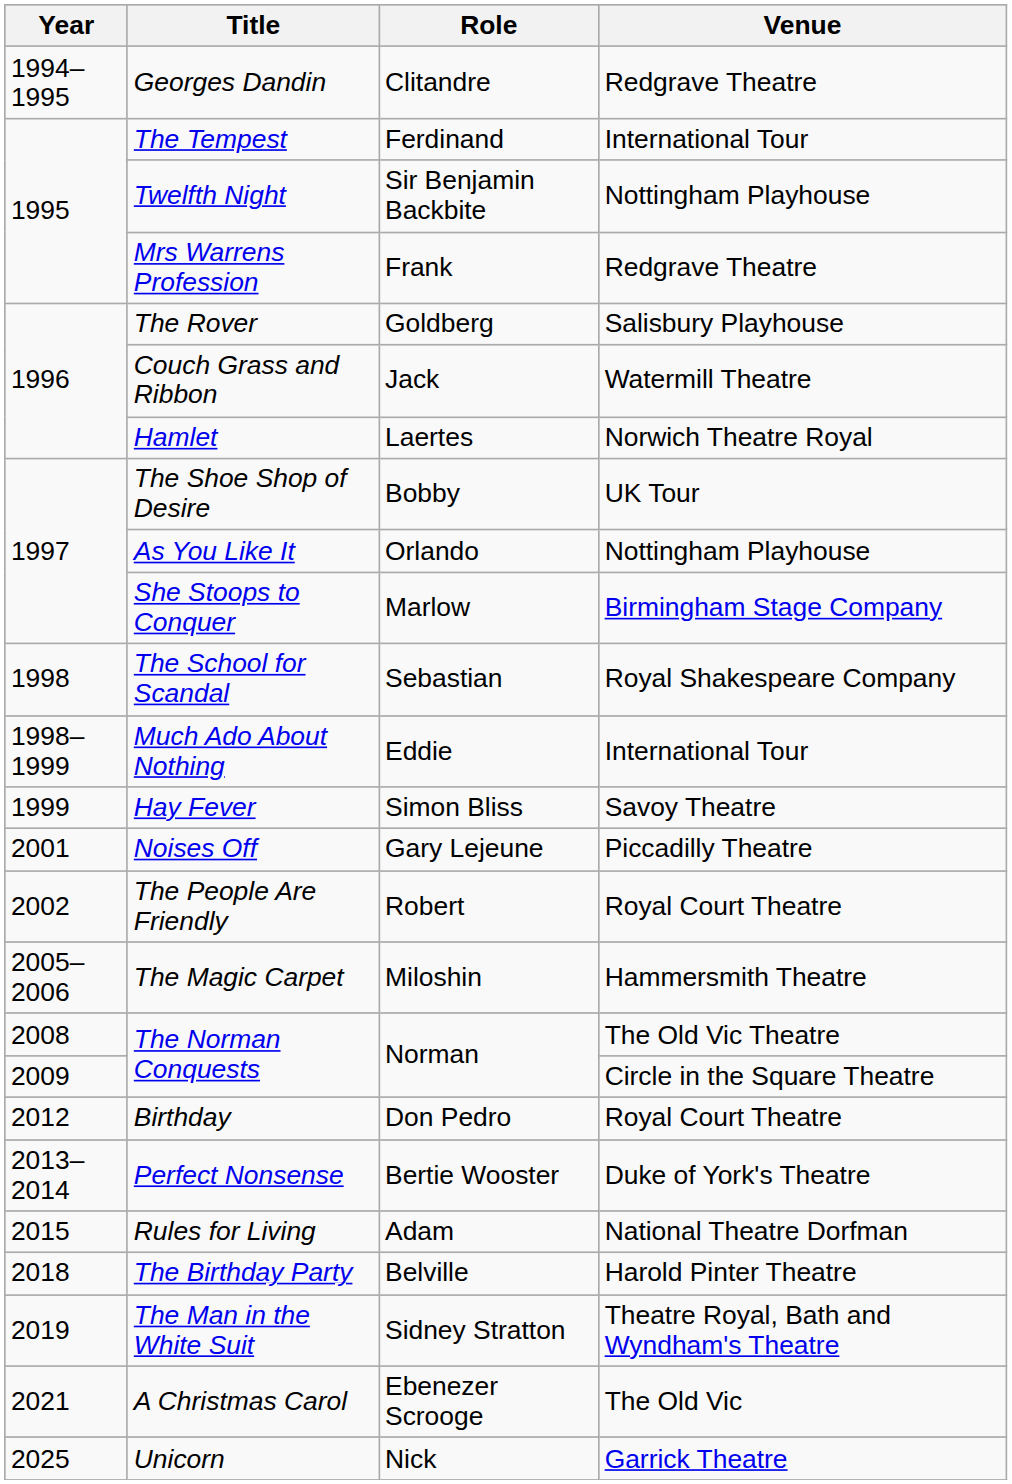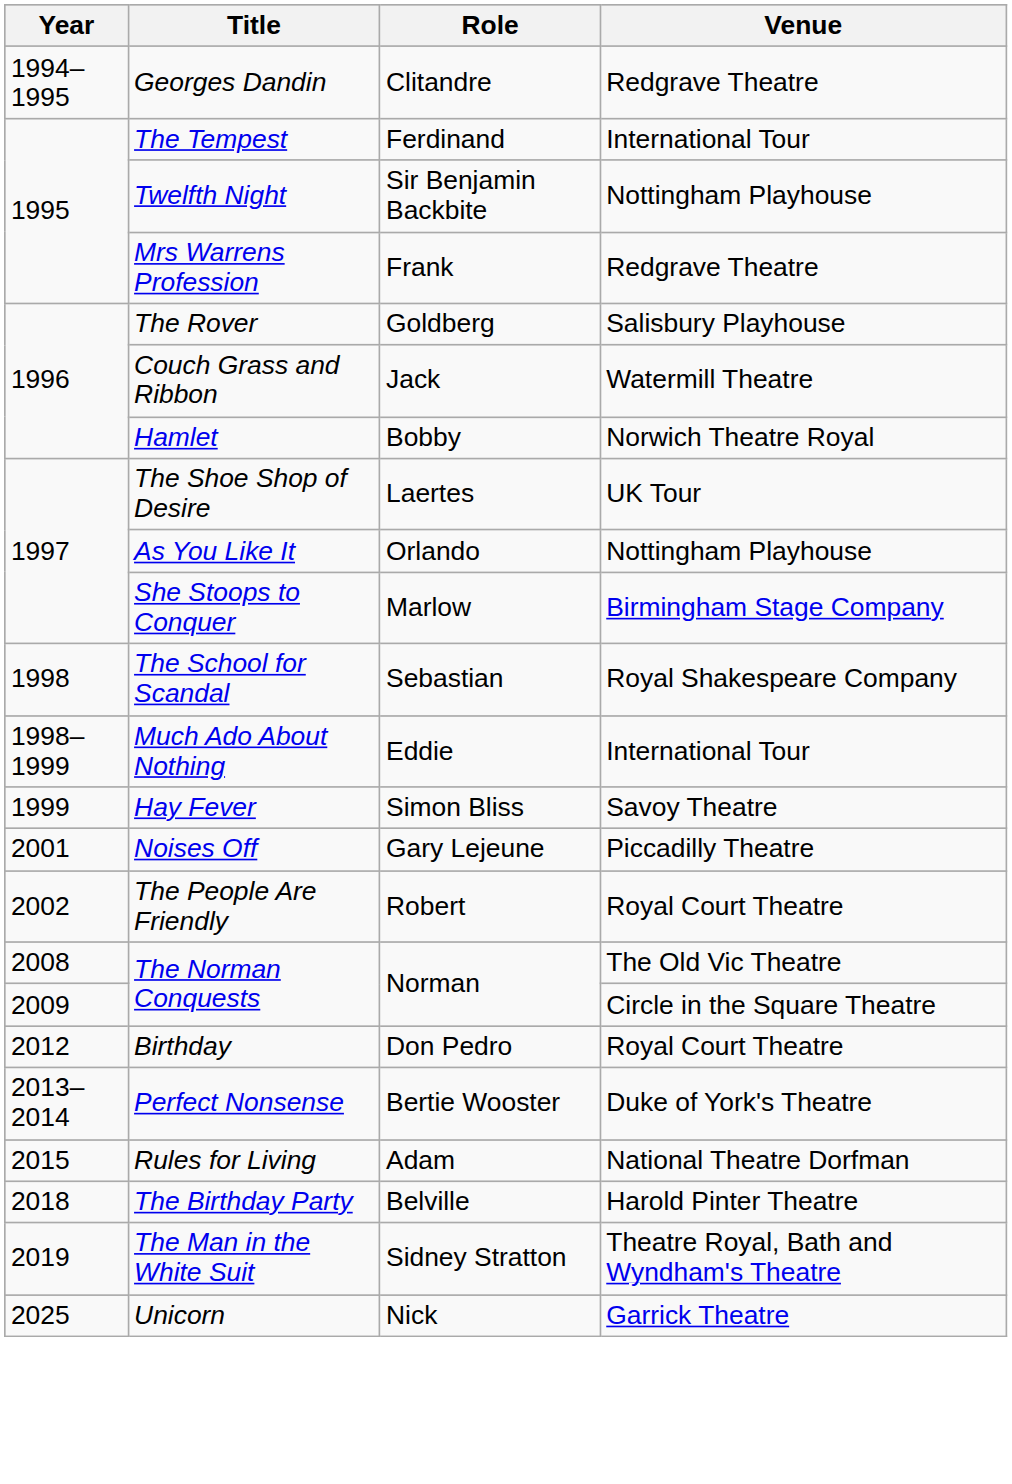(429, 437) Laertes -> (423, 437) Bobby
(422, 494) Bobby -> (430, 494) Laertes
- row: (239, 977)
- row: (240, 1401)
